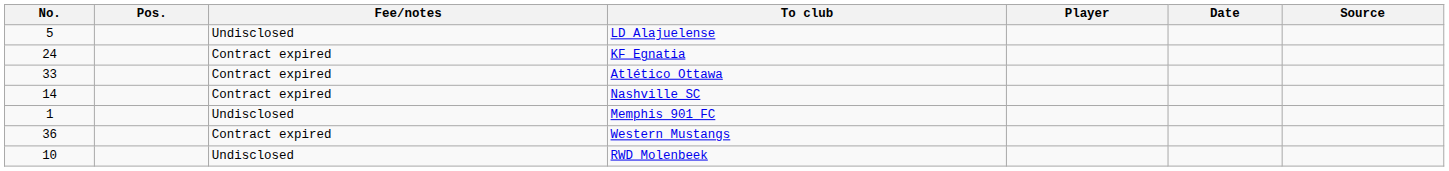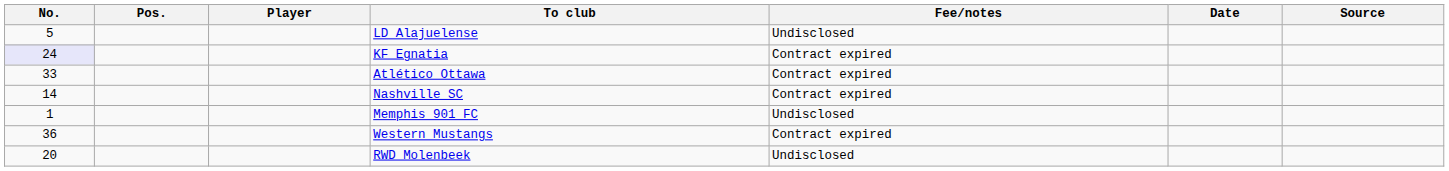columns swapped: (1087, 15) <-> (408, 15)
(50, 55) no background -> (50, 55) lavender background
(50, 156) 10 -> (50, 156) 20
